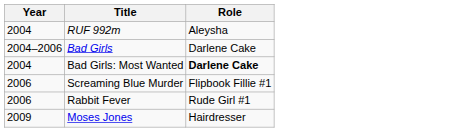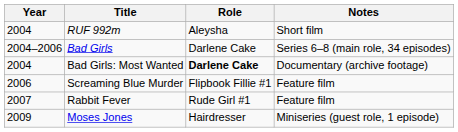+ column: (364, 13)
(19, 100) 2006 -> (19, 100) 2007
